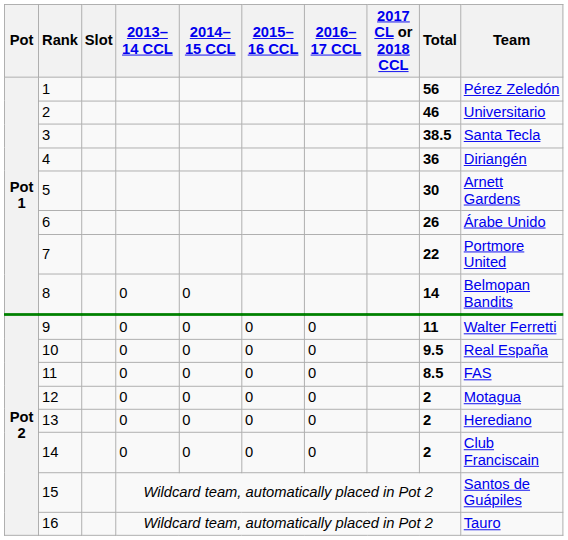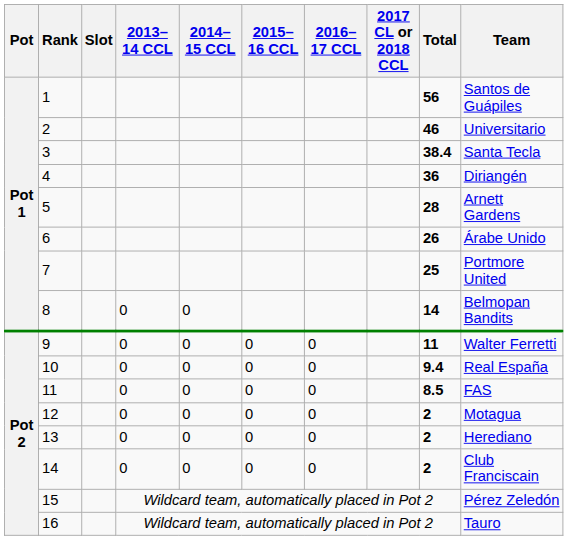(512, 89) Pérez Zeledón -> (497, 97) Santos de Guápiles
(437, 135) 38.5 -> (437, 152) 38.4
(431, 190) 30 -> (431, 207) 28
(431, 254) 22 -> (431, 270) 25
(433, 350) 9.5 -> (433, 367) 9.4
(497, 492) Santos de Guápiles -> (512, 500) Pérez Zeledón
